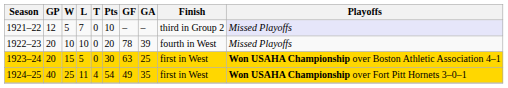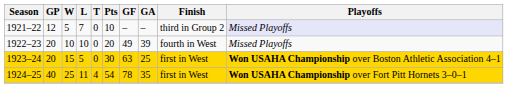(127, 43) 78 -> (127, 43) 49
(127, 75) 49 -> (127, 75) 78
